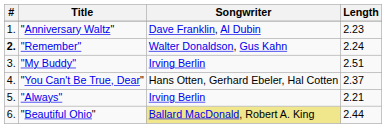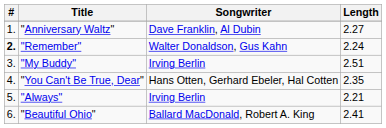(354, 30) 2.23 -> (354, 30) 2.27
(354, 81) 2.37 -> (354, 81) 2.35
(232, 115) khaki background -> (232, 115) no background
(354, 115) 2.44 -> (354, 115) 2.41
